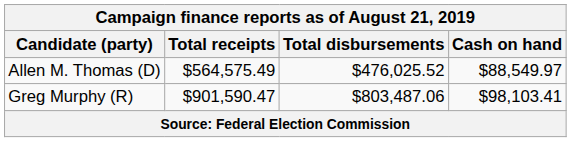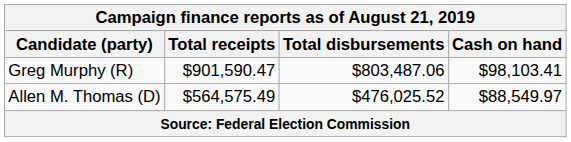rows swapped: (71, 96) <-> (84, 70)
